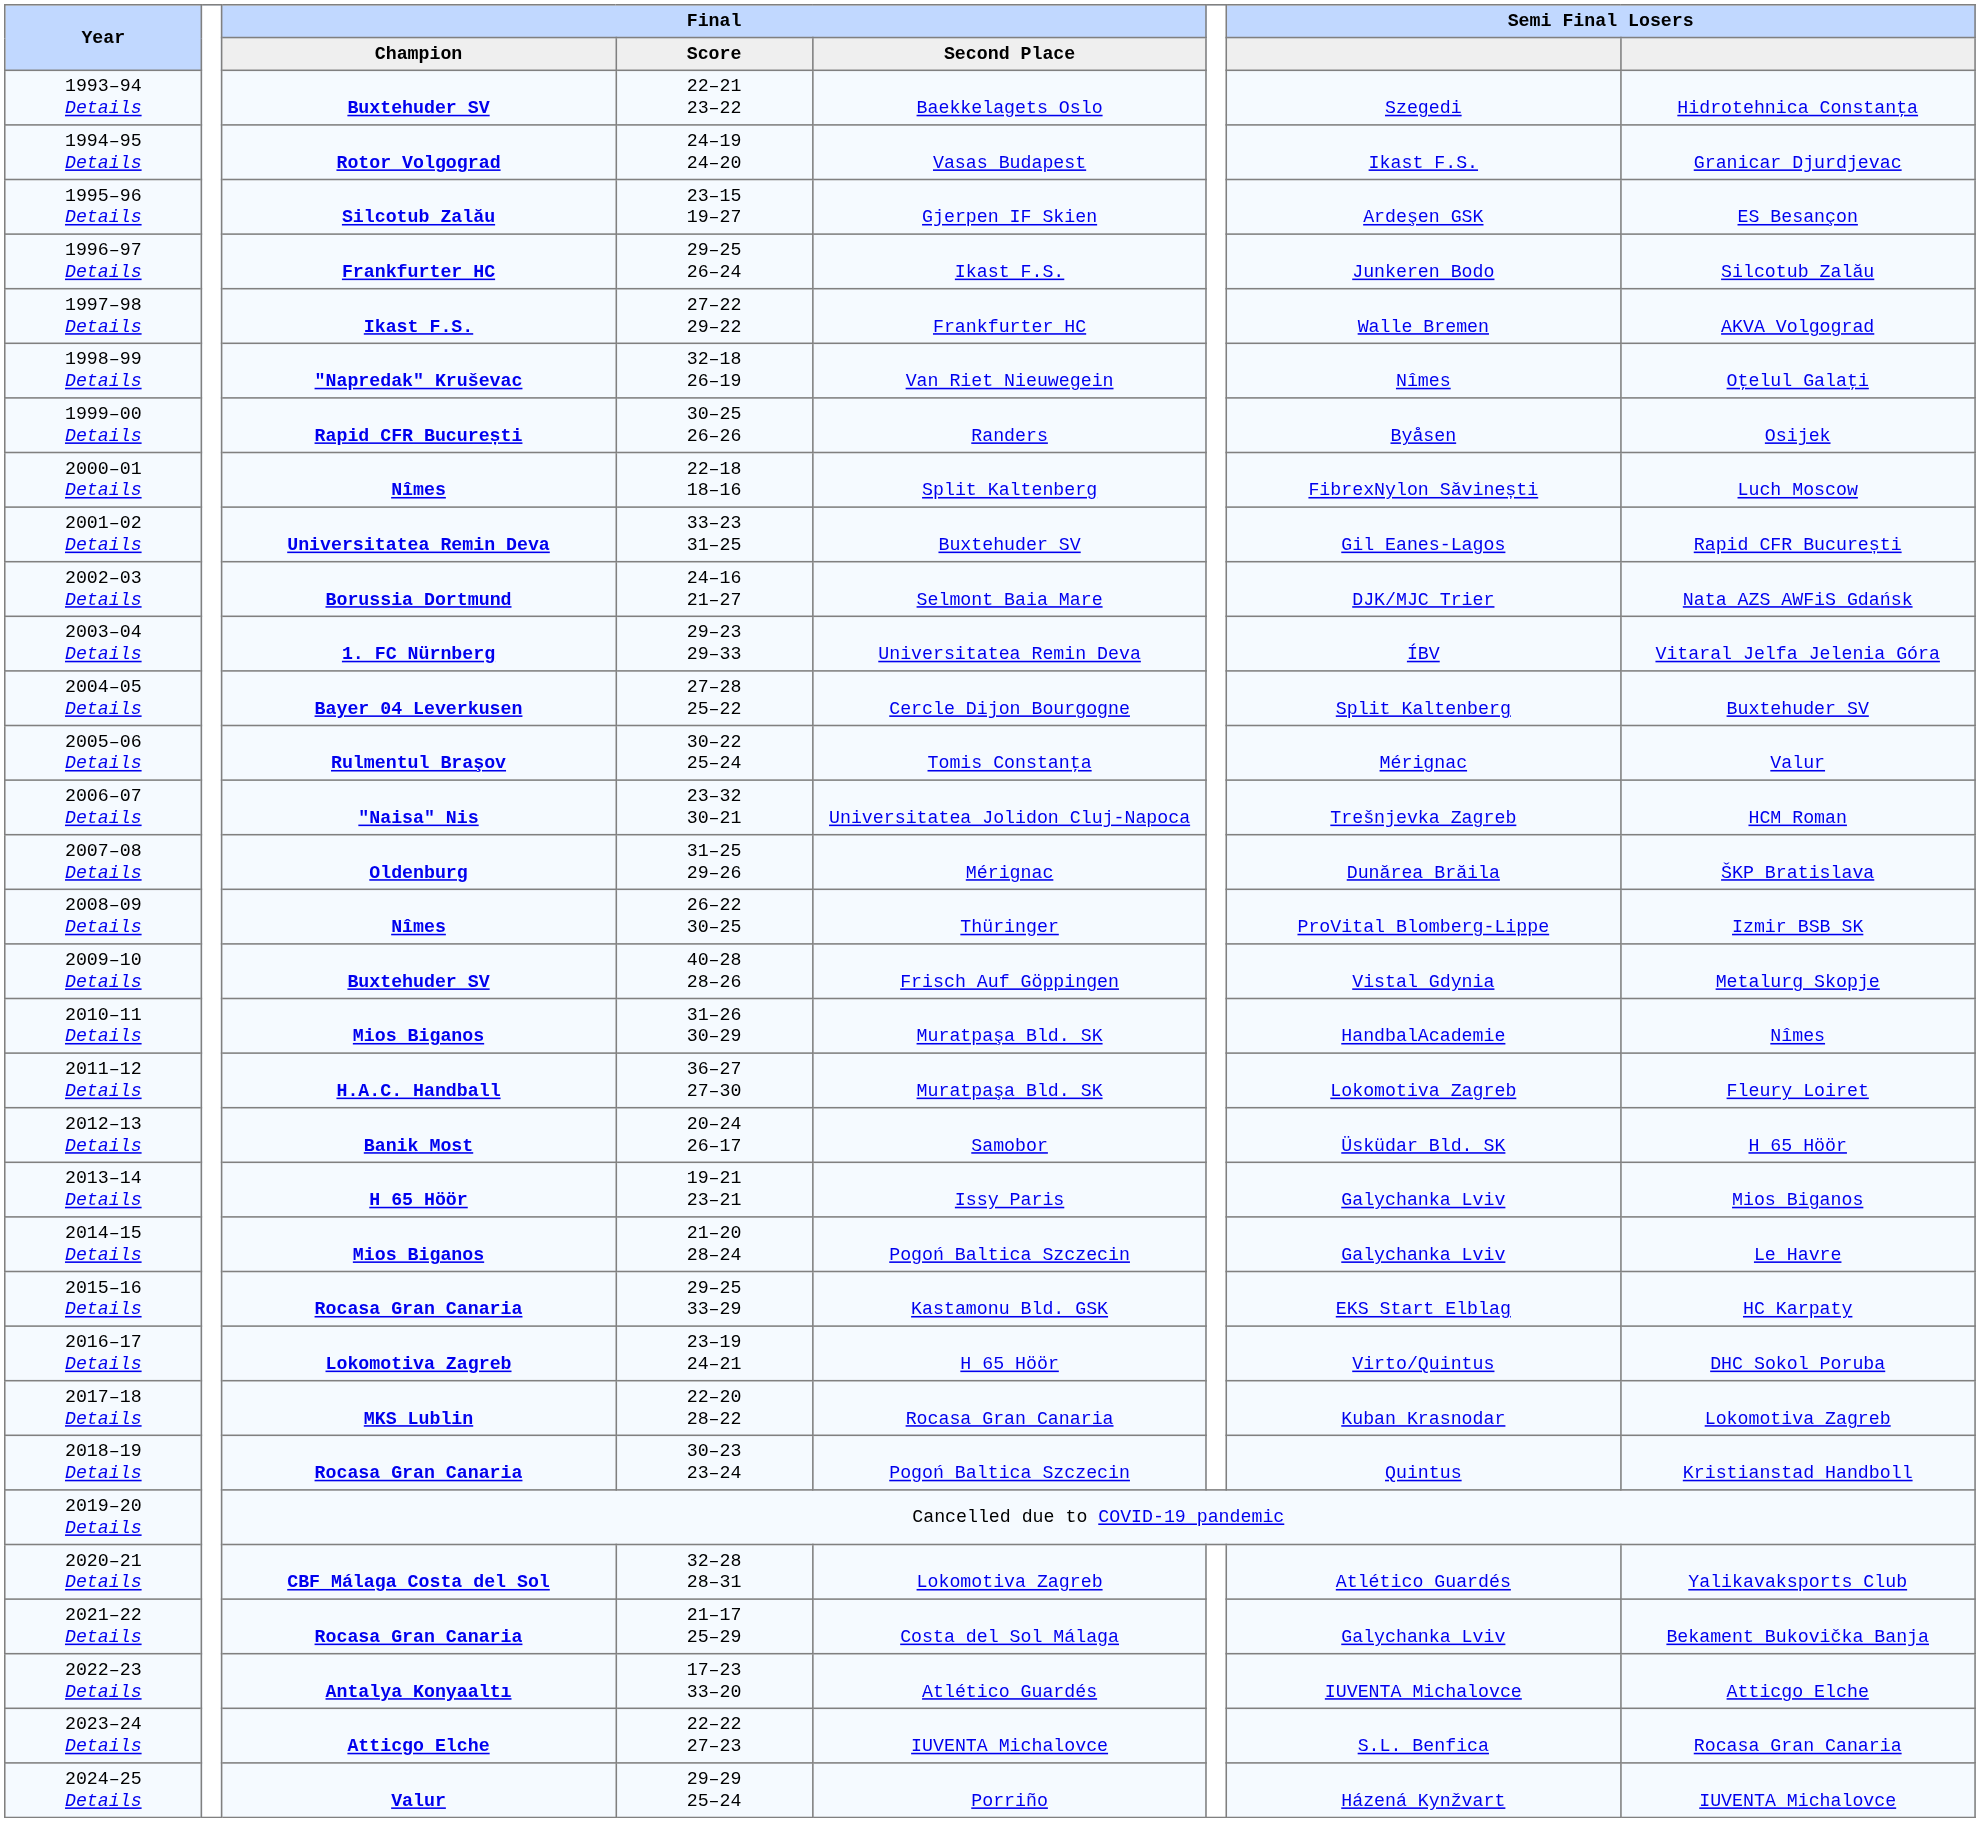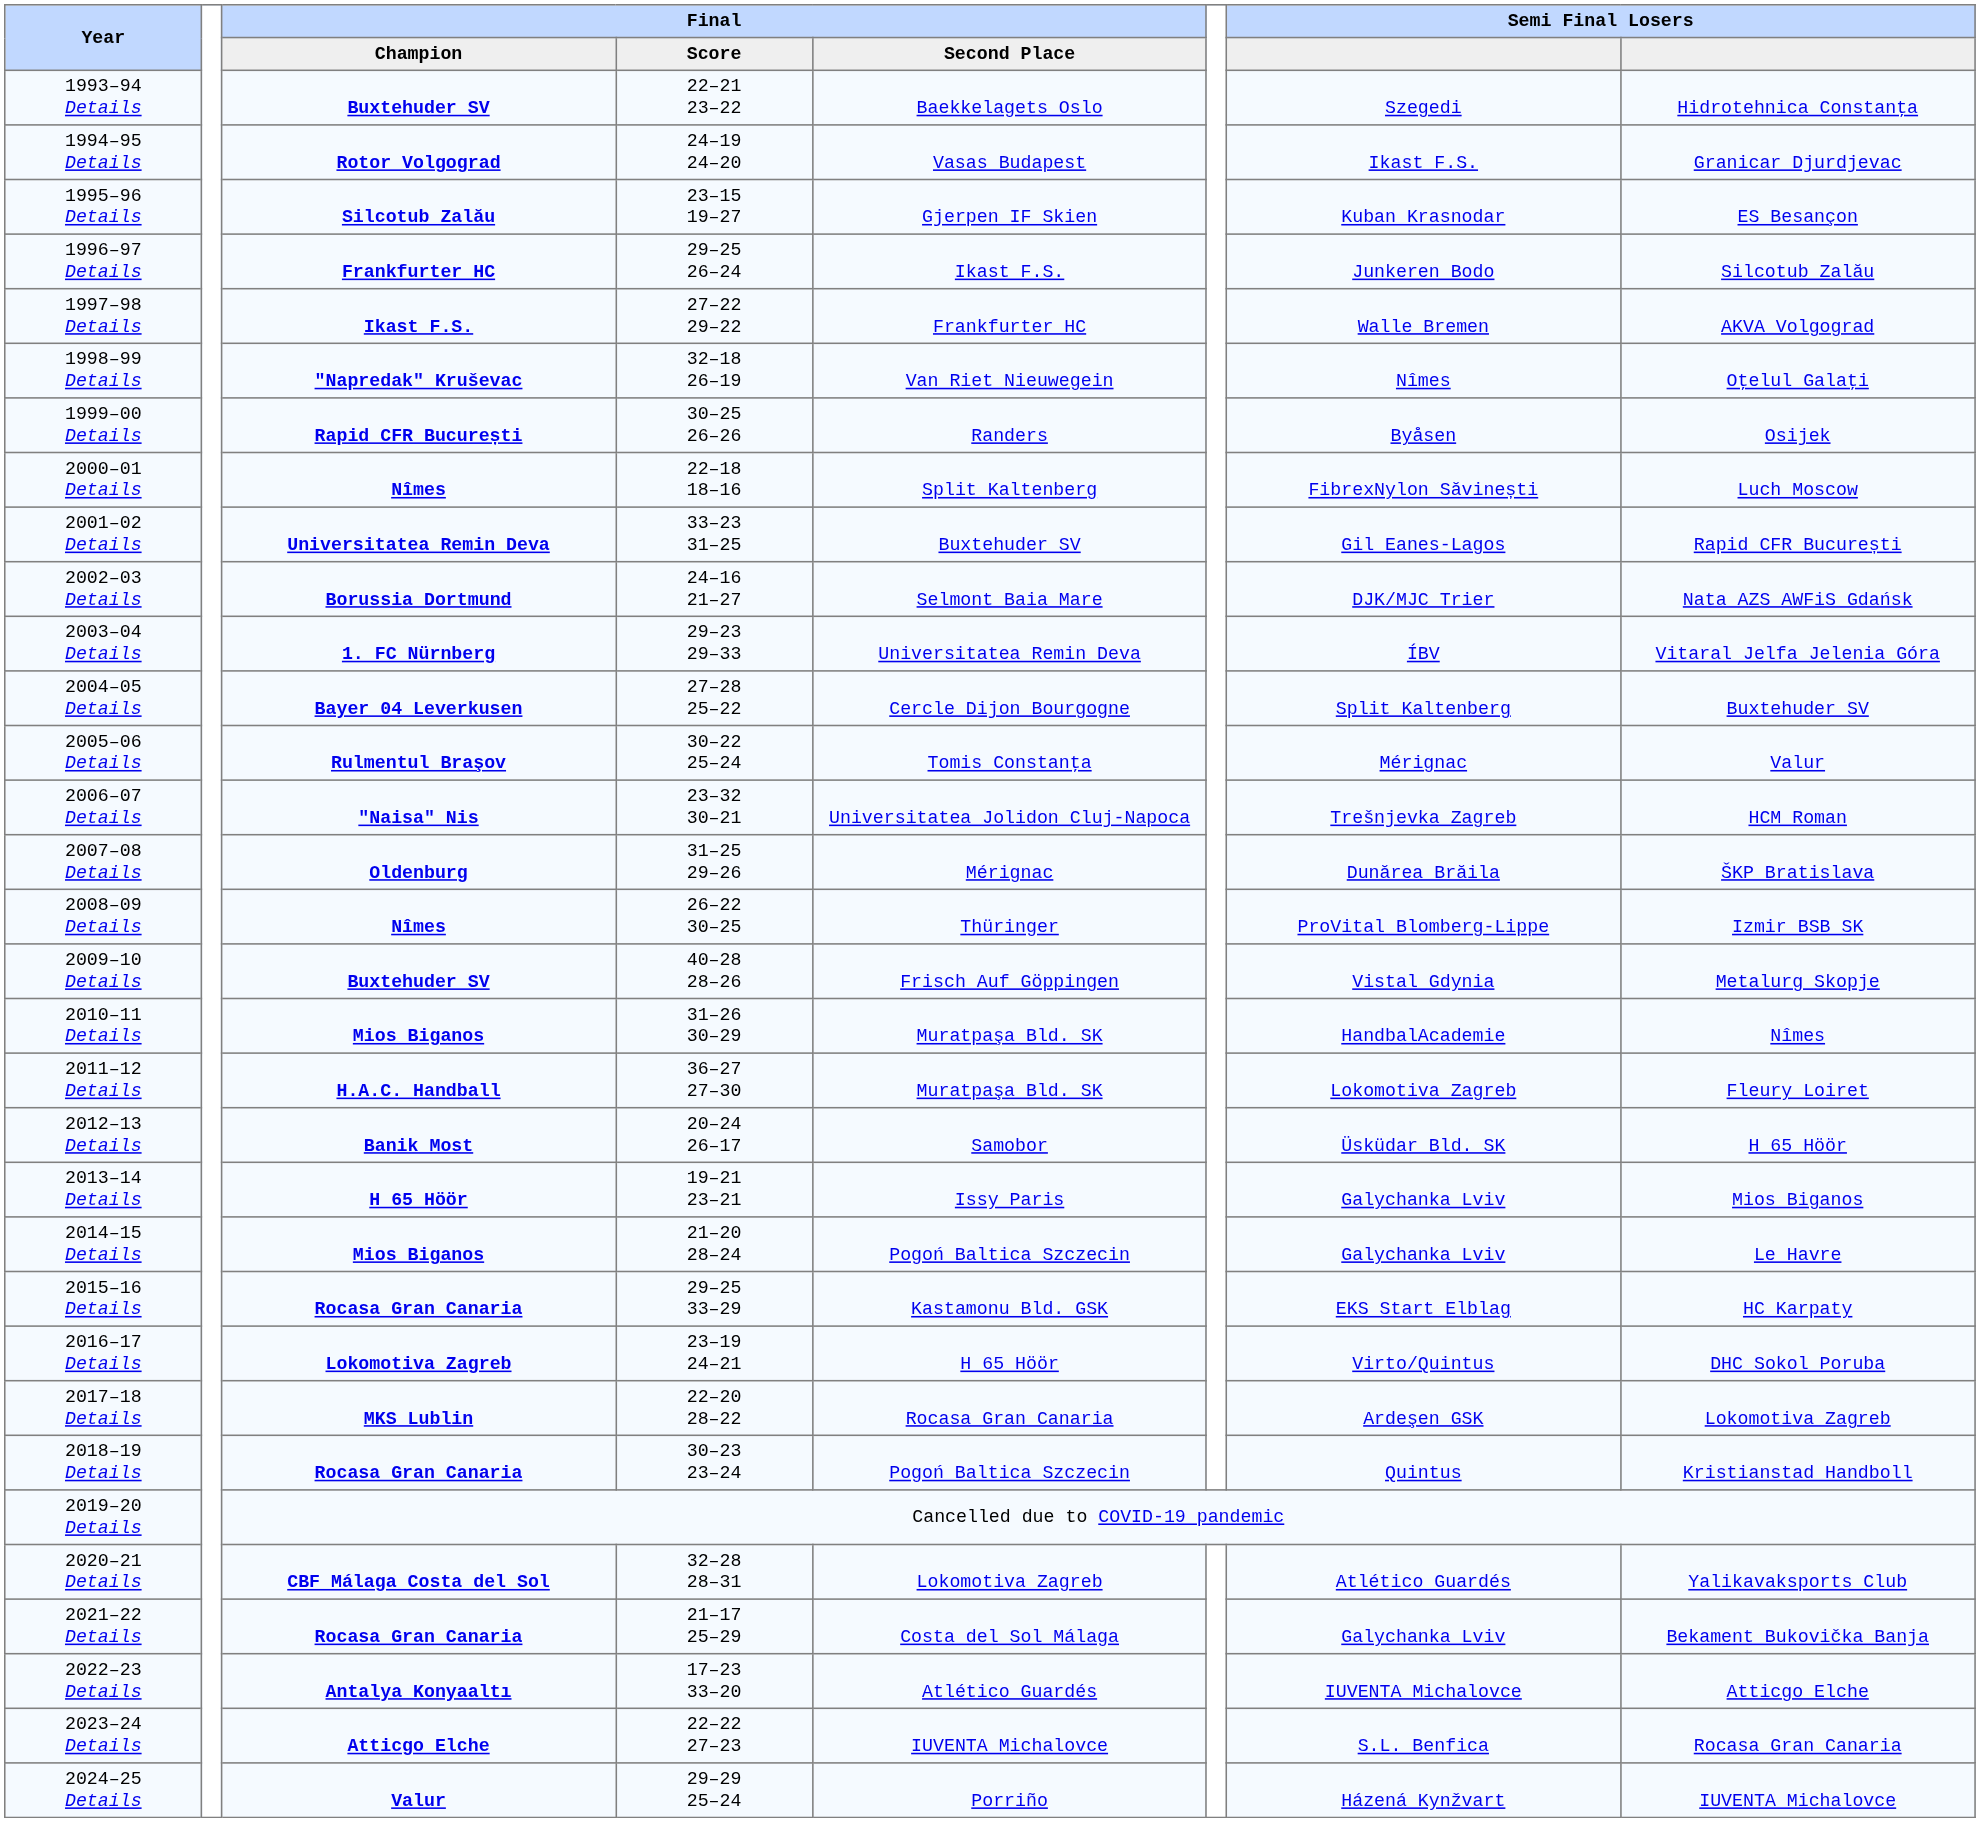(1423, 218) Ardeşen GSK -> (1423, 218) Kuban Krasnodar
(1423, 1419) Kuban Krasnodar -> (1423, 1419) Ardeşen GSK
